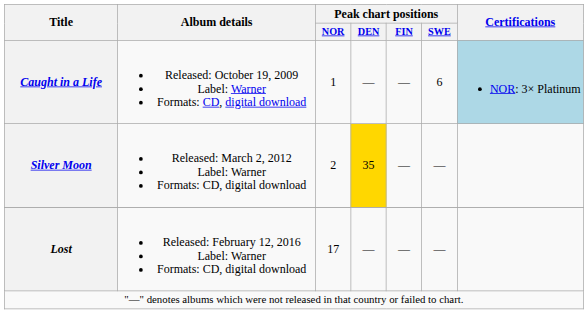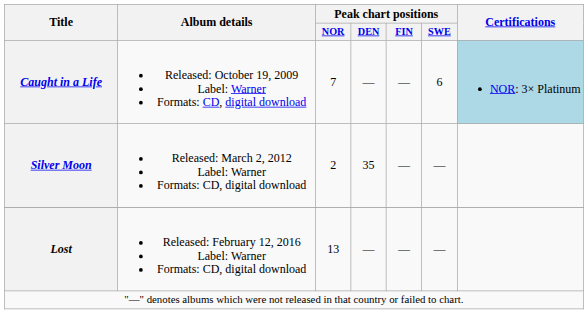(333, 82) 1 -> (333, 82) 7
(369, 165) gold background -> (369, 165) no background
(333, 249) 17 -> (333, 249) 13
